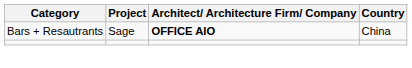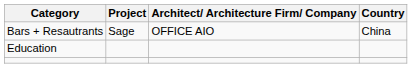(183, 31) bold -> (183, 31) normal
+ row: (32, 48)
